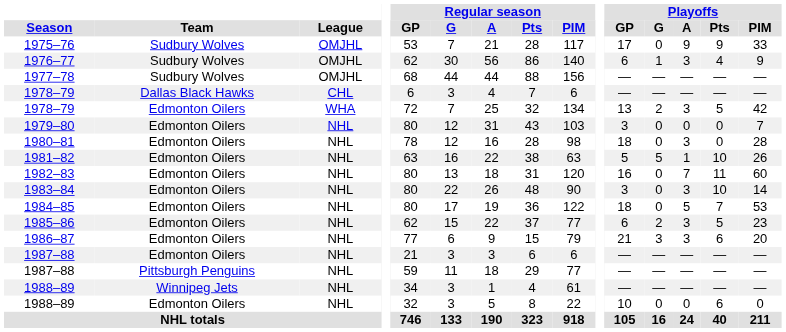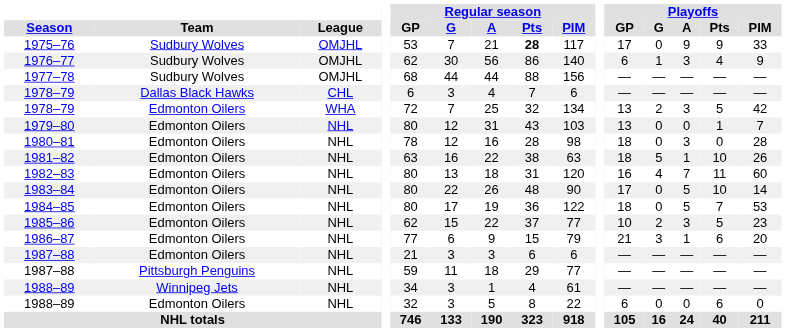(532, 44) normal -> (532, 44) bold
(625, 125) 3 -> (625, 125) 13
(720, 125) 0 -> (720, 125) 1
(625, 157) 5 -> (625, 157) 18
(659, 174) 0 -> (659, 174) 4
(625, 190) 3 -> (625, 190) 17
(687, 190) 3 -> (687, 190) 5
(625, 222) 6 -> (625, 222) 10
(687, 238) 3 -> (687, 238) 1
(625, 303) 10 -> (625, 303) 6
